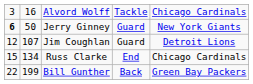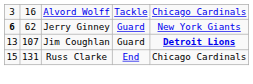(30, 27) 50 -> (30, 27) 62
(12, 42) 12 -> (12, 42) 13
(199, 42) normal -> (199, 42) bold
(30, 57) 134 -> (30, 57) 131
- row: (76, 72)
